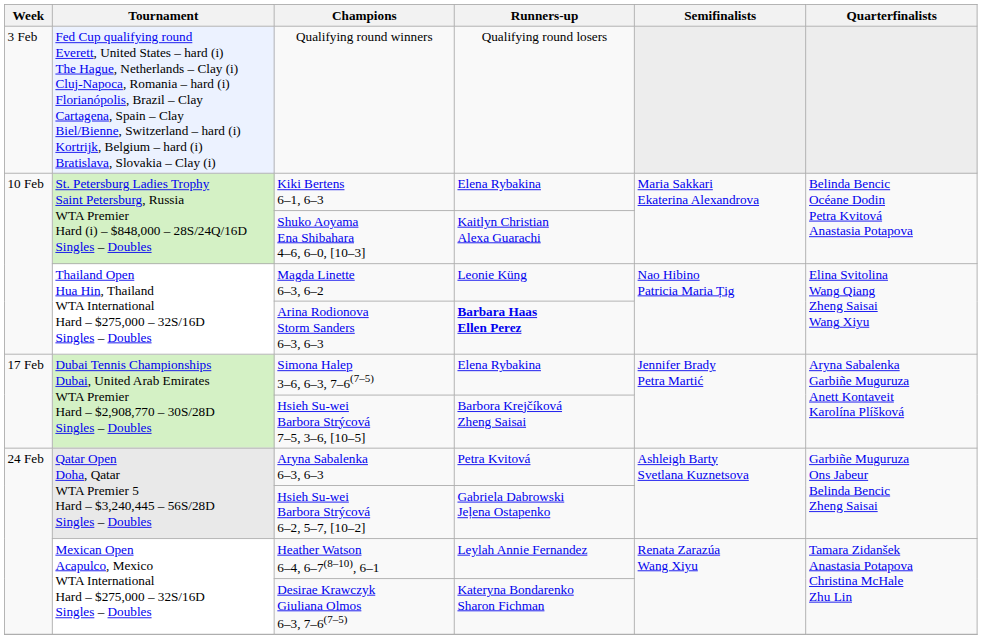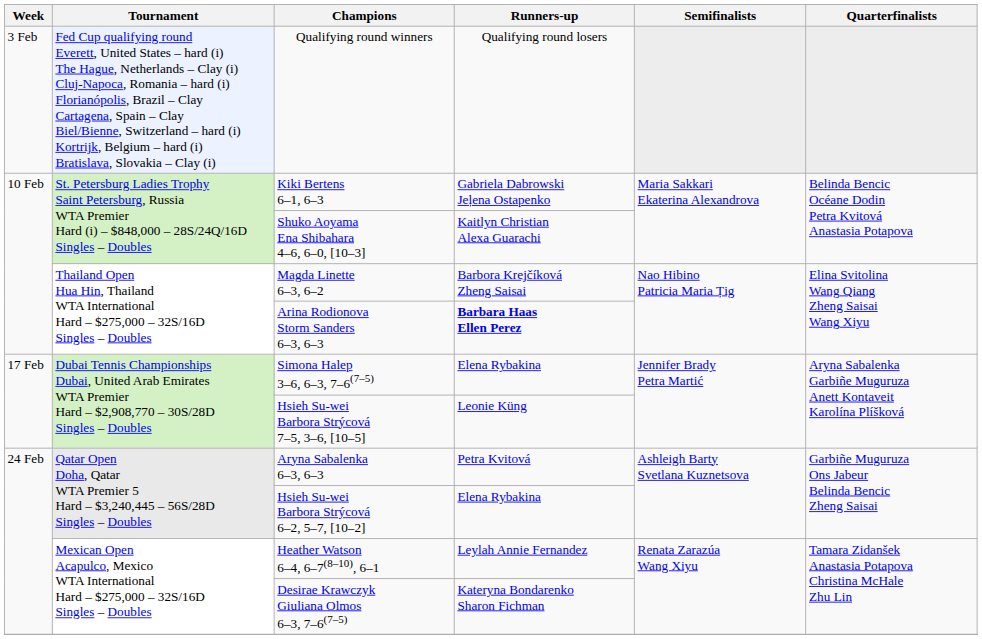(499, 184) Elena Rybakina -> (511, 192) Gabriela Dabrowski Jeļena Ostapenko
(492, 275) Leonie Küng -> (510, 282) Barbora Krejčíková Zheng Saisai
(510, 413) Barbora Krejčíková Zheng Saisai -> (492, 405) Leonie Küng
(511, 504) Gabriela Dabrowski Jeļena Ostapenko -> (499, 496) Elena Rybakina
